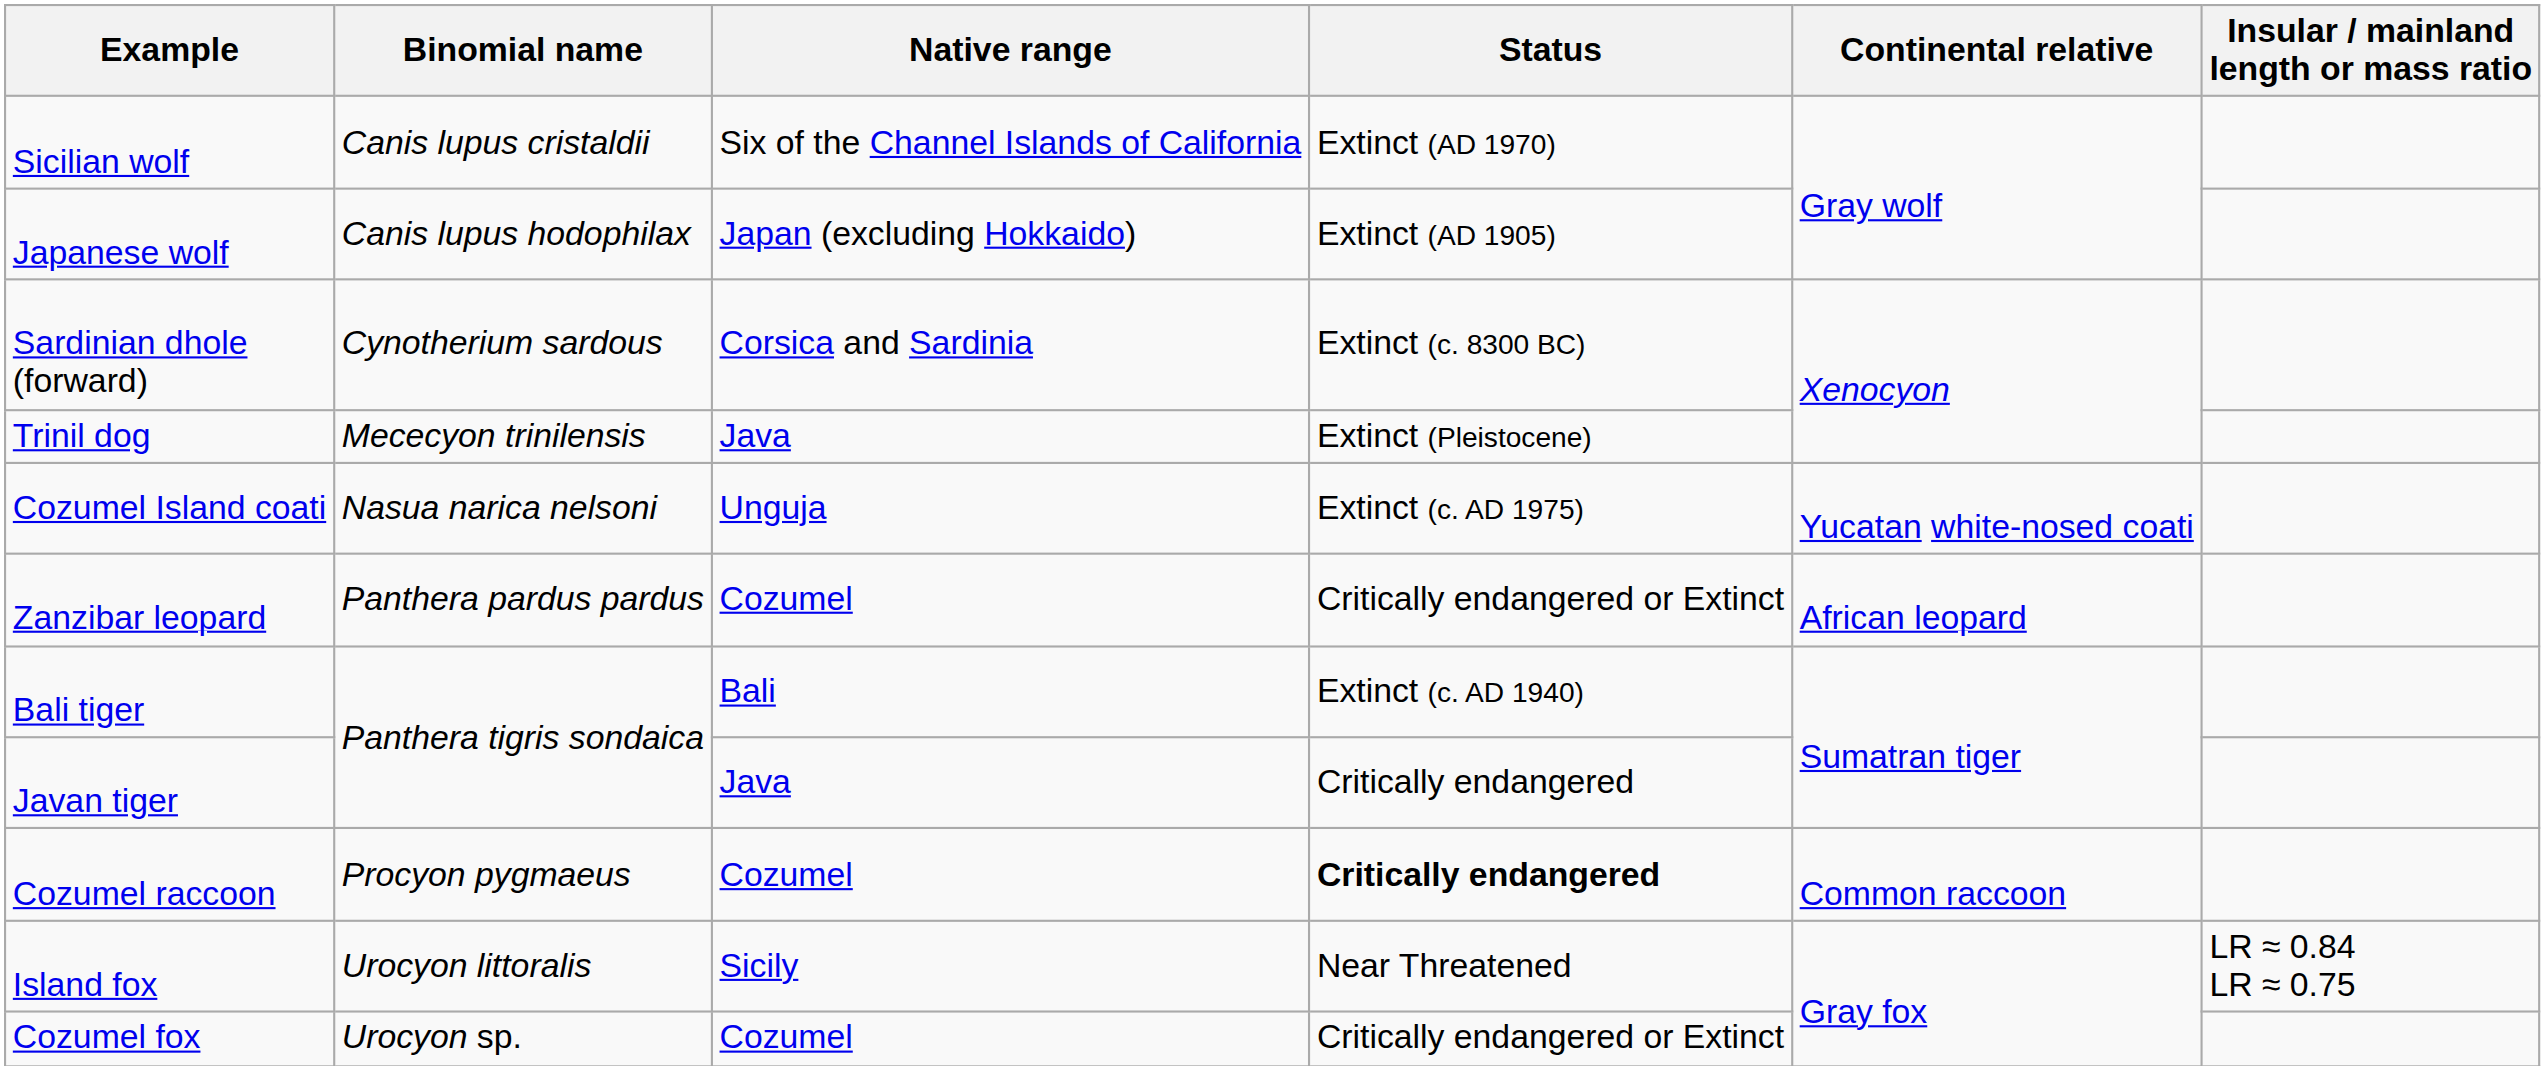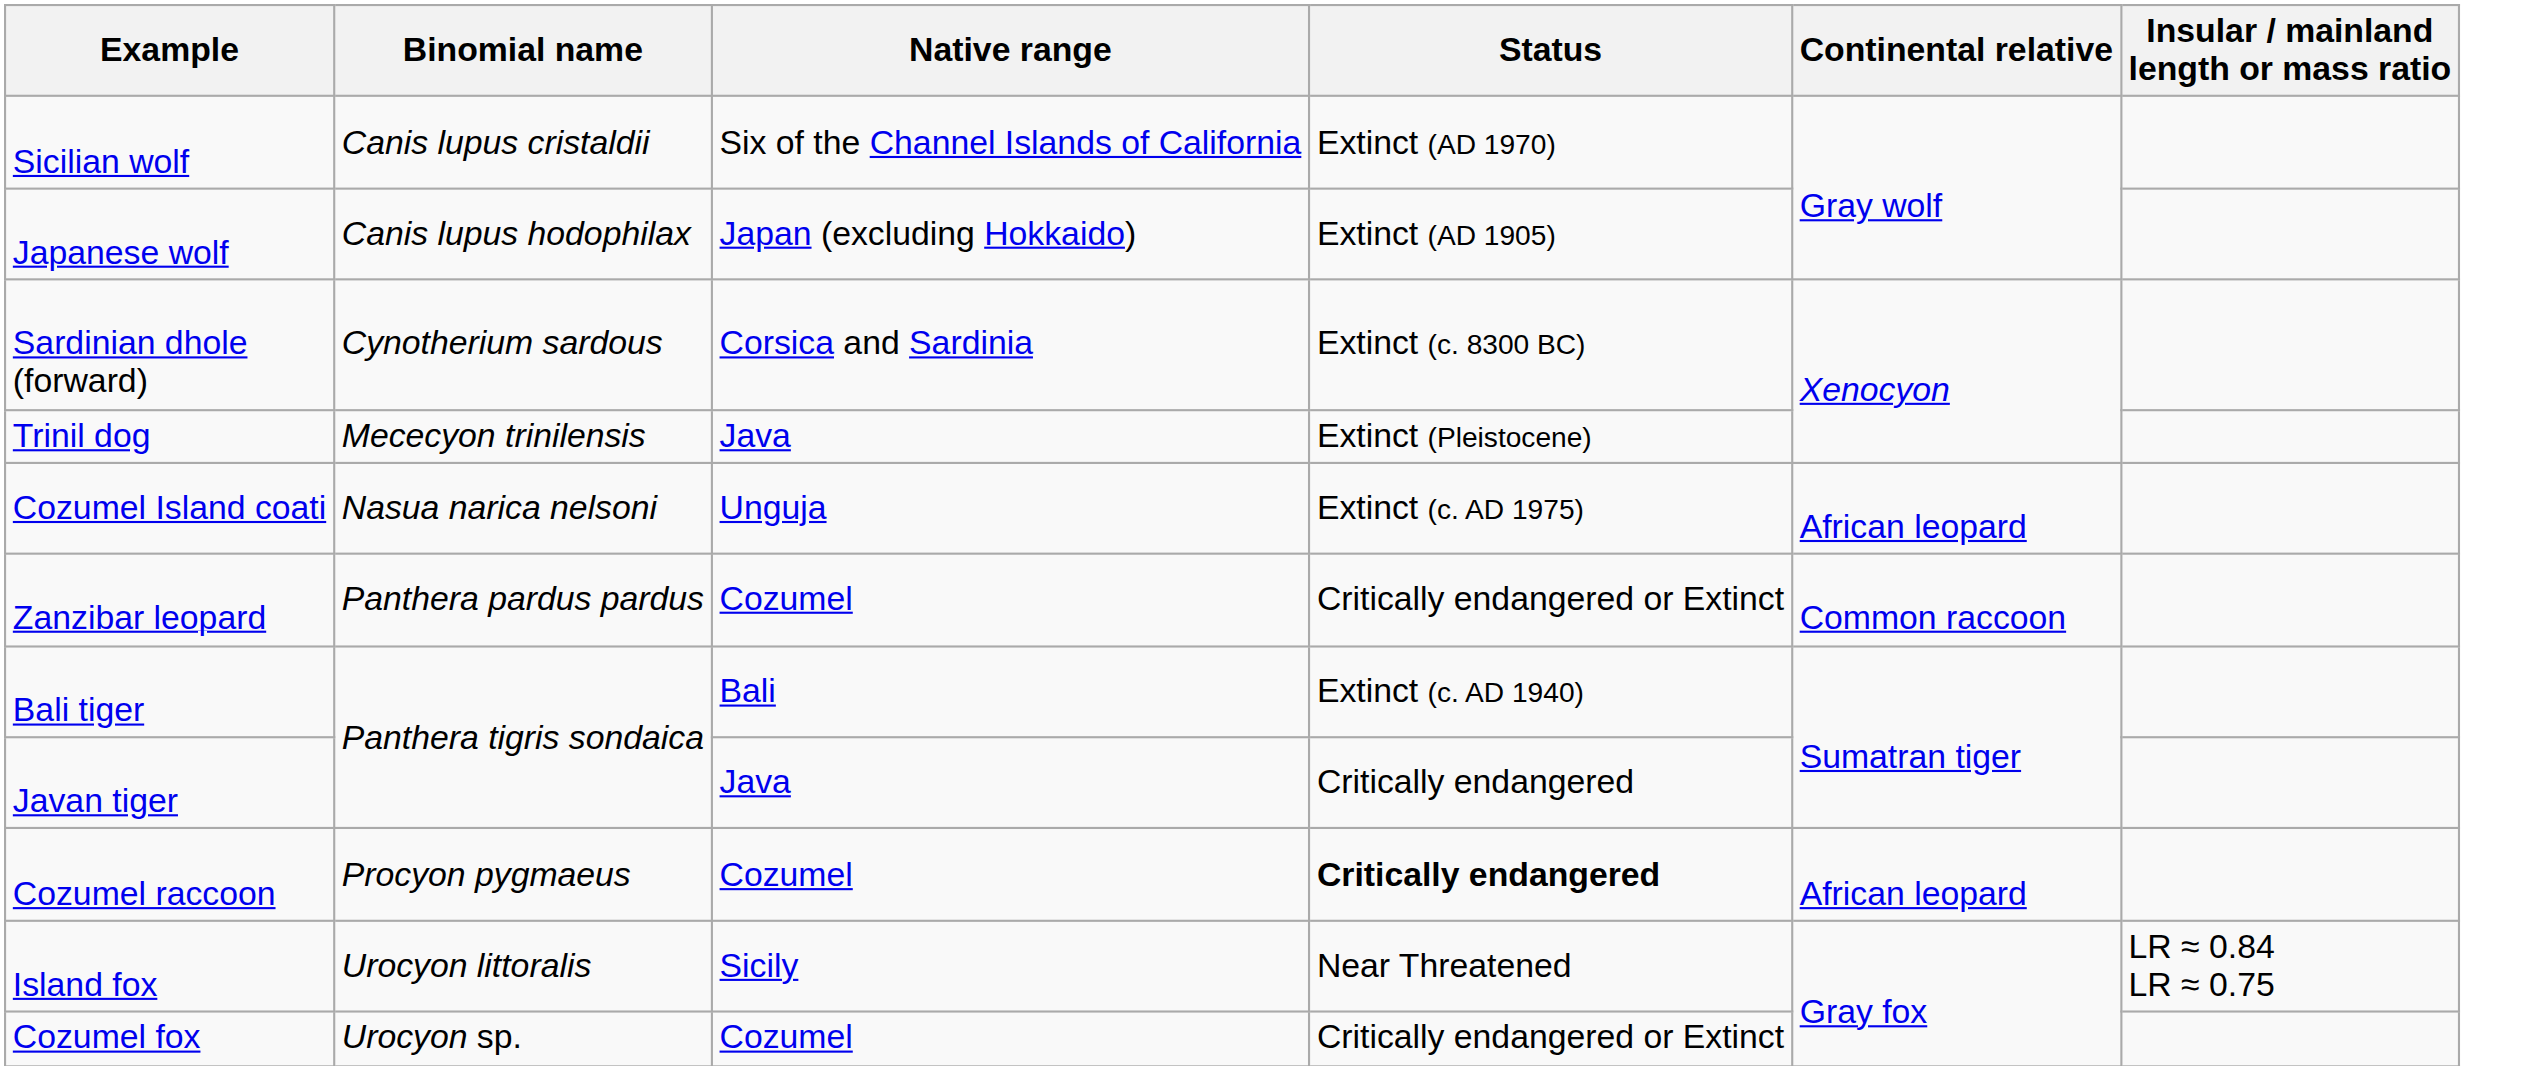(1997, 526) Yucatan white-nosed coati -> (1913, 526) African leopard
(1913, 618) African leopard -> (1933, 618) Common raccoon
(1933, 892) Common raccoon -> (1913, 892) African leopard
